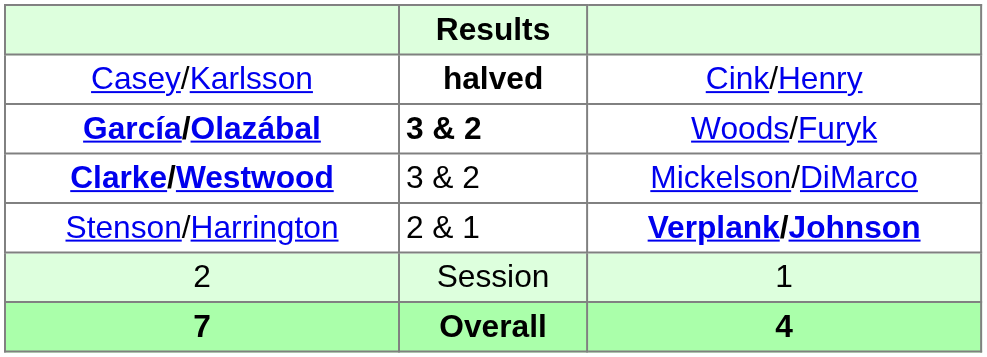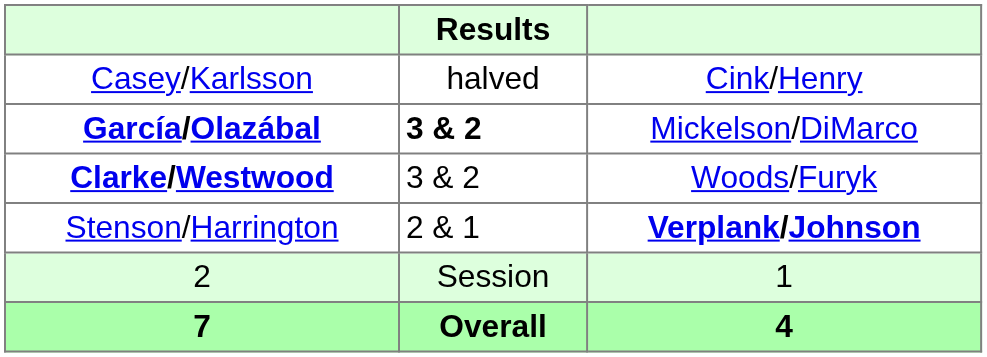(493, 78) bold -> (493, 78) normal
(784, 128) Woods/Furyk -> (784, 128) Mickelson/DiMarco
(784, 177) Mickelson/DiMarco -> (784, 177) Woods/Furyk
